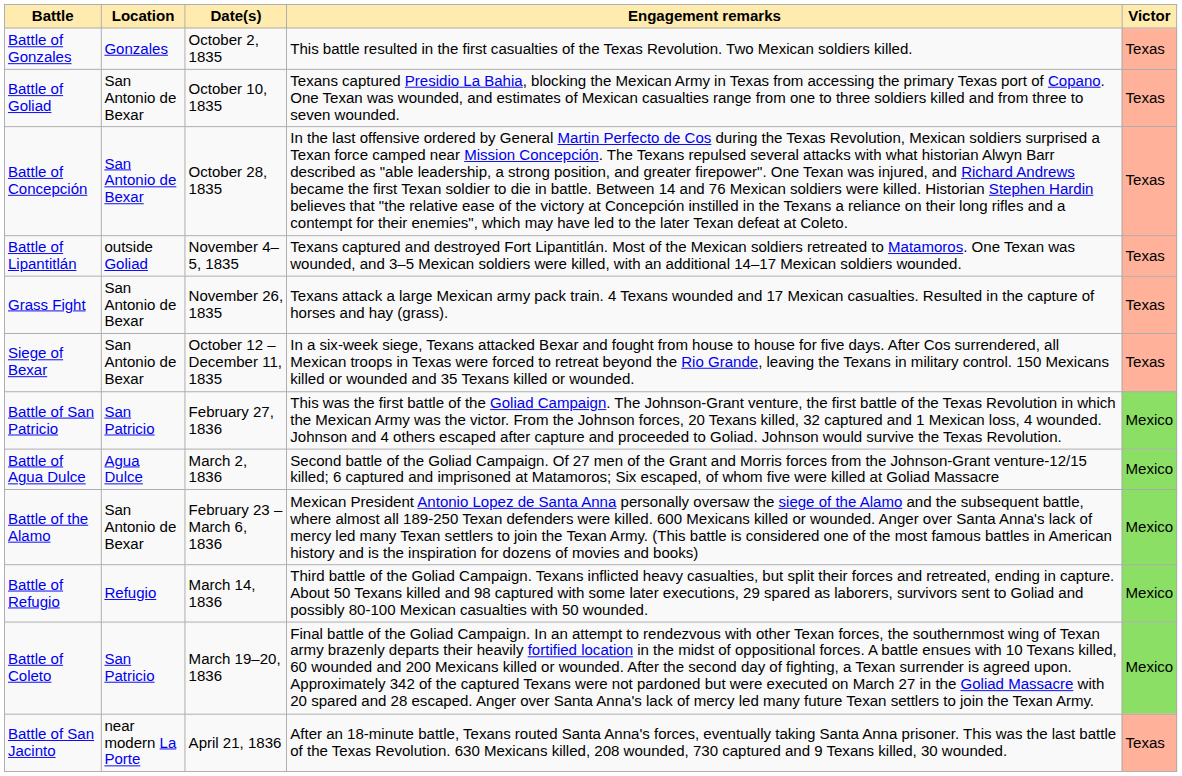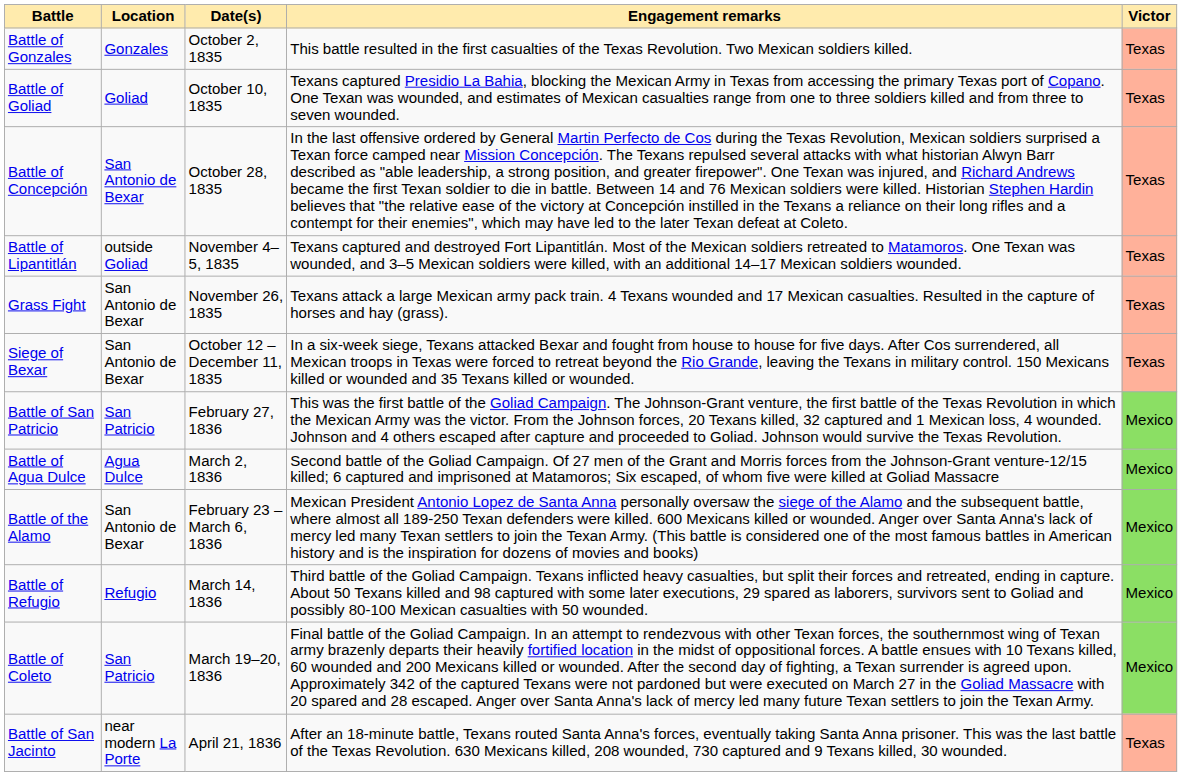(140, 97) San Antonio de Bexar -> (126, 97) Goliad
